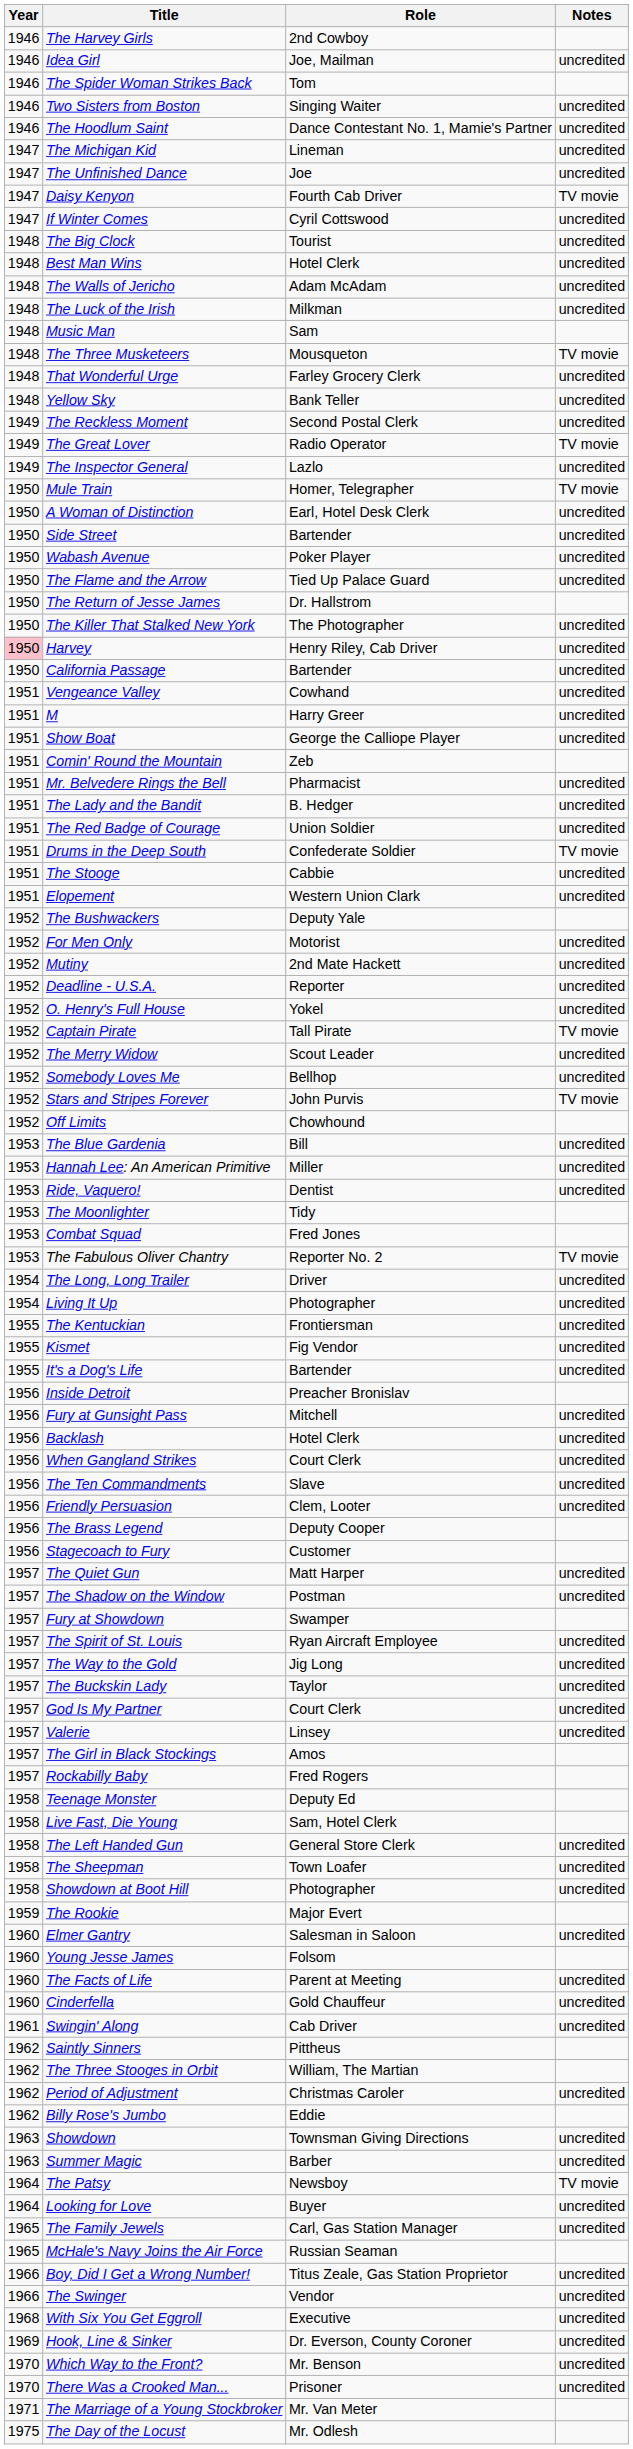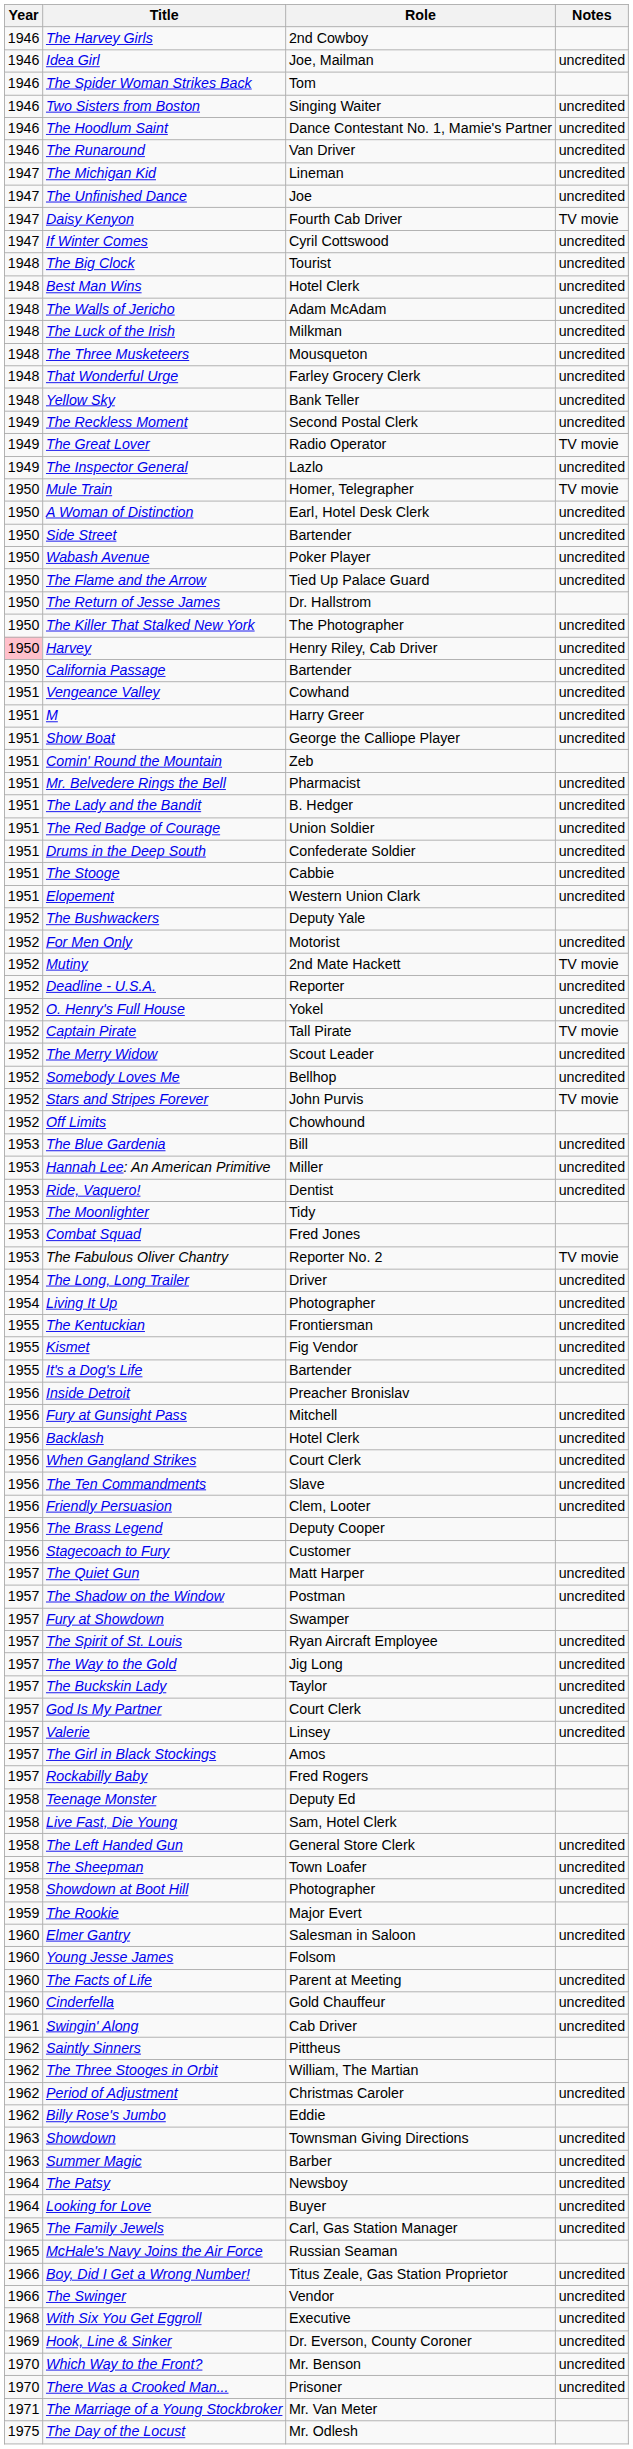+ row: (95, 151)
- row: (80, 331)
(589, 354) TV movie -> (592, 354) uncredited
(589, 851) TV movie -> (592, 851) uncredited
(592, 964) uncredited -> (589, 964) TV movie
(589, 2183) TV movie -> (592, 2183) uncredited
